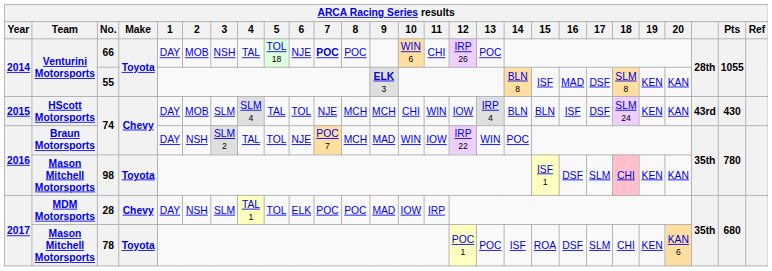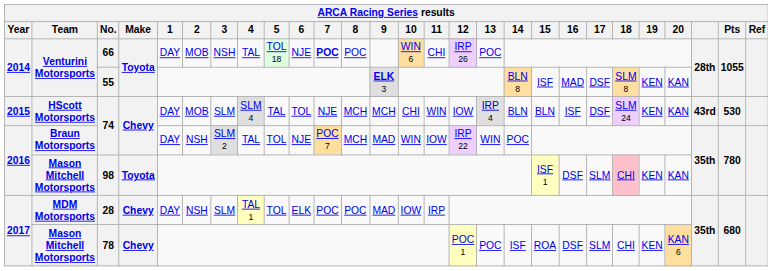(732, 111) 430 -> (732, 111) 530
(138, 245) Toyota -> (138, 245) Chevy
